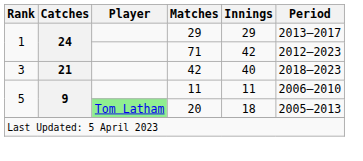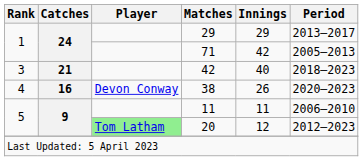(310, 52) 2012–2023 -> (324, 52) 2005–2013
+ row: (208, 89)
(249, 108) 18 -> (263, 127) 12
(310, 108) 2005–2013 -> (324, 127) 2012–2023
